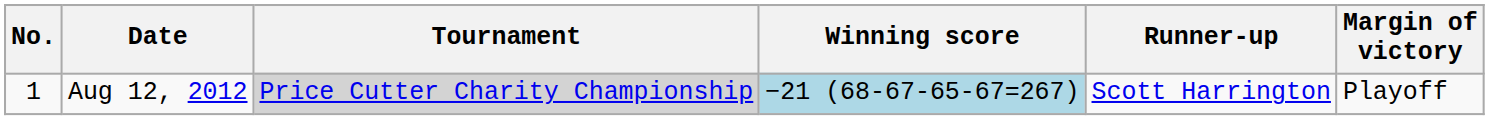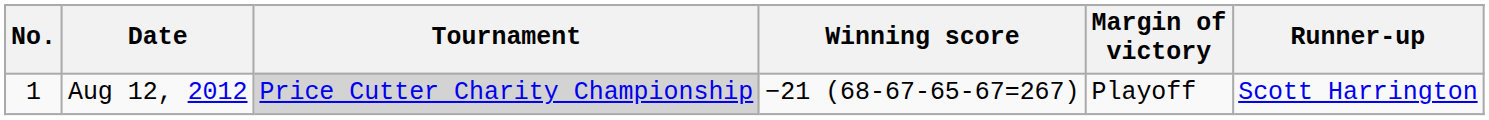columns swapped: (1410, 40) <-> (1211, 40)
(922, 94) lightblue background -> (922, 94) no background
